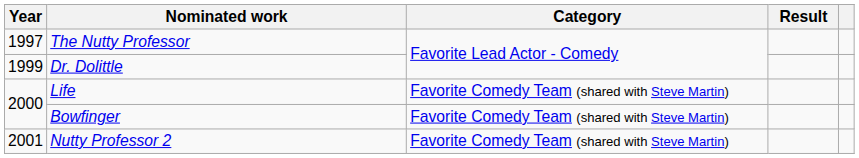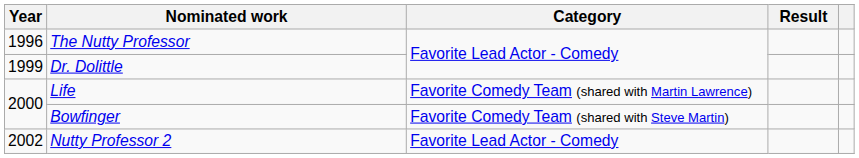(26, 41) 1997 -> (26, 41) 1996
(569, 91) Favorite Comedy Team (shared with Steve Martin) -> (581, 91) Favorite Comedy Team (shared with Martin Lawrence)
(26, 141) 2001 -> (26, 141) 2002
(569, 141) Favorite Comedy Team (shared with Steve Martin) -> (514, 141) Favorite Lead Actor - Comedy
